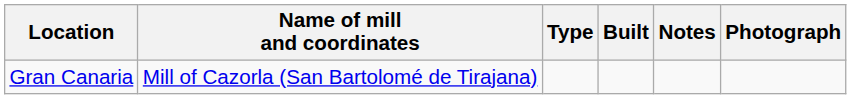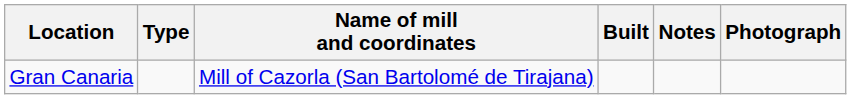columns swapped: (340, 32) <-> (570, 32)
